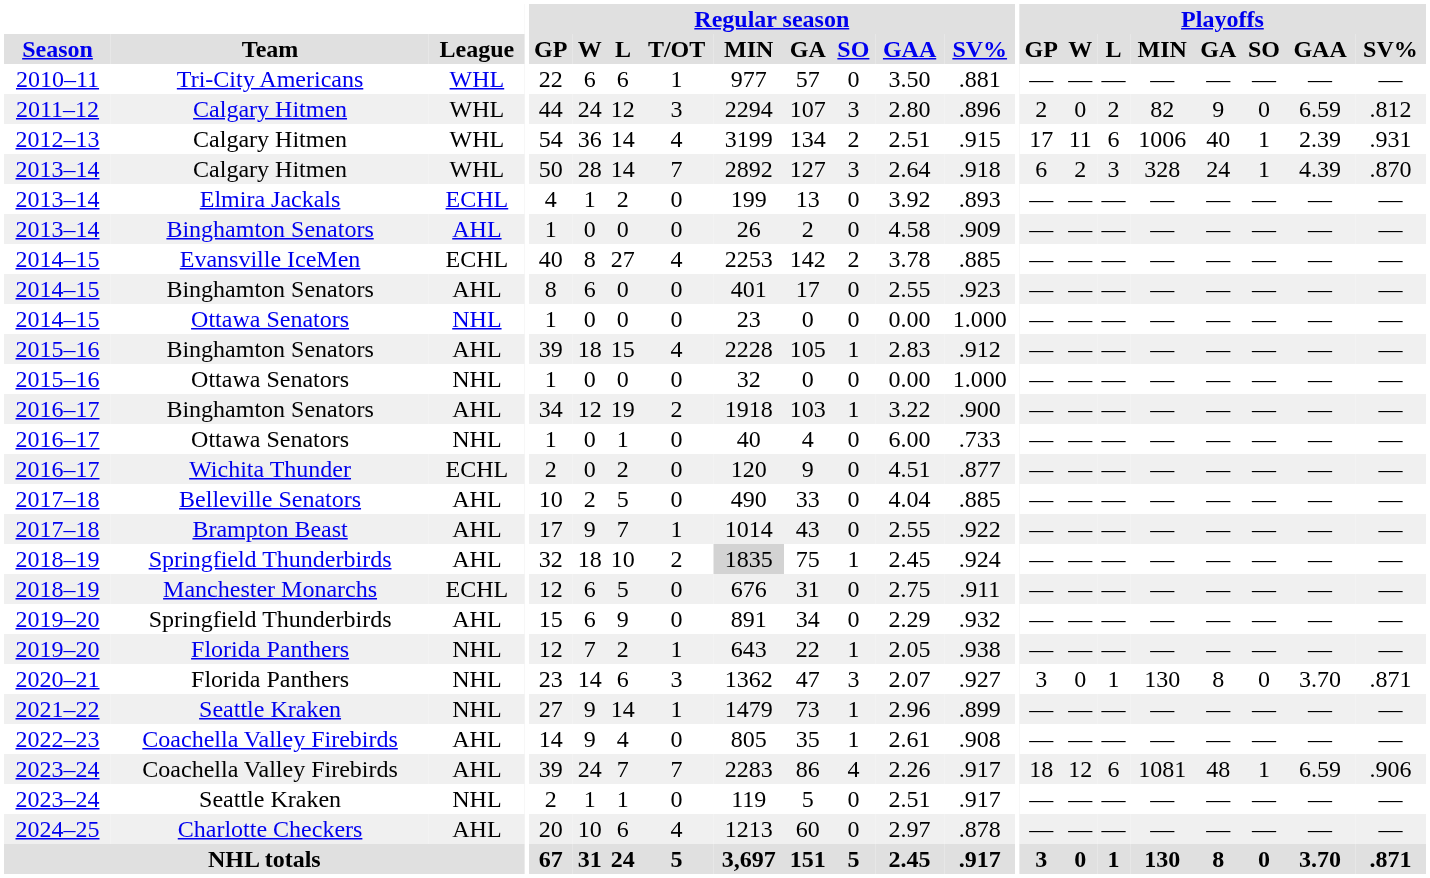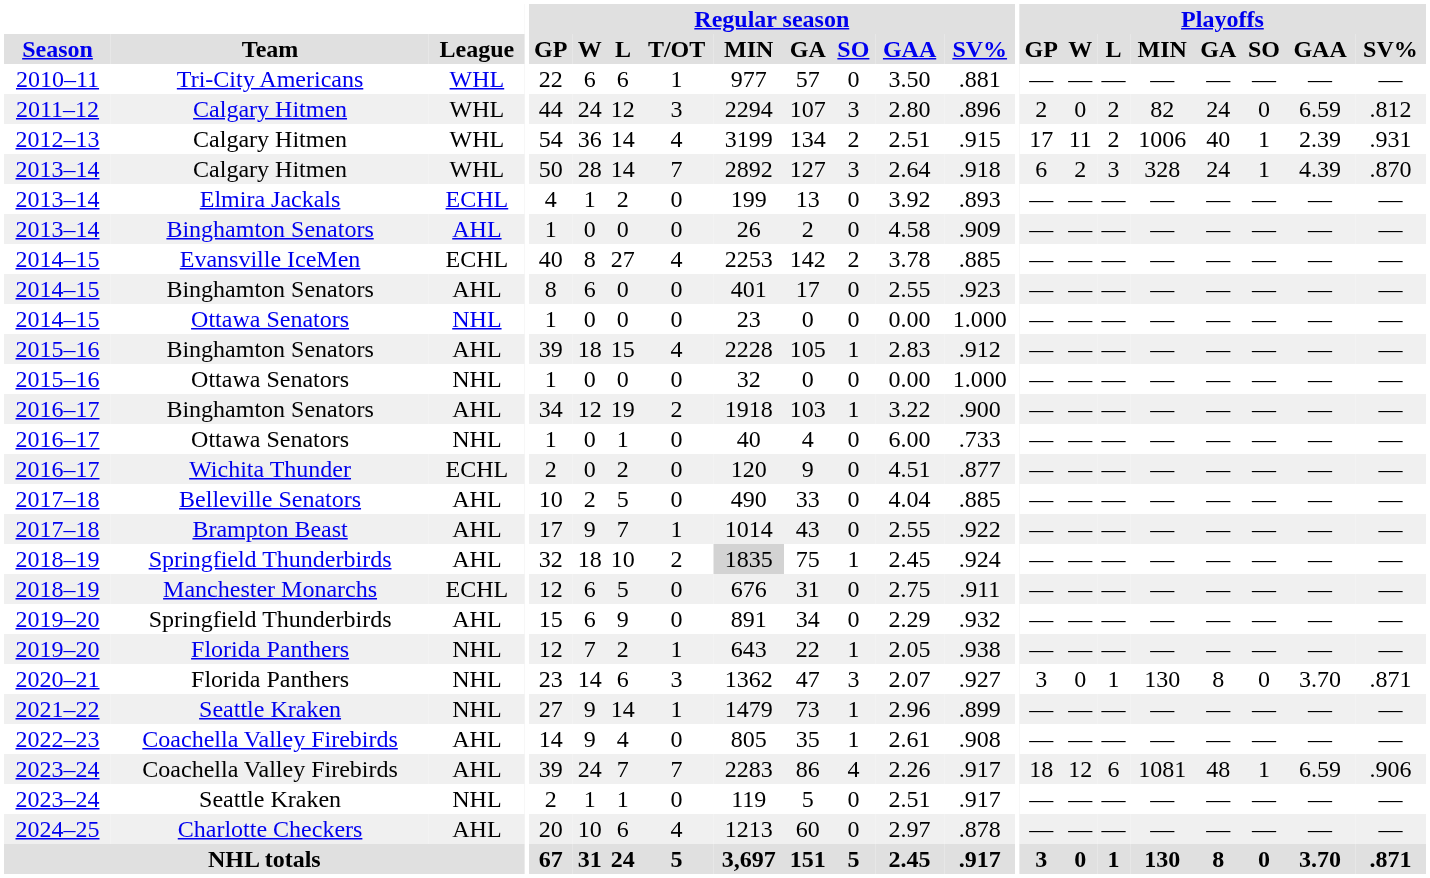(1218, 108) 9 -> (1218, 108) 24
(1113, 138) 6 -> (1113, 138) 2
